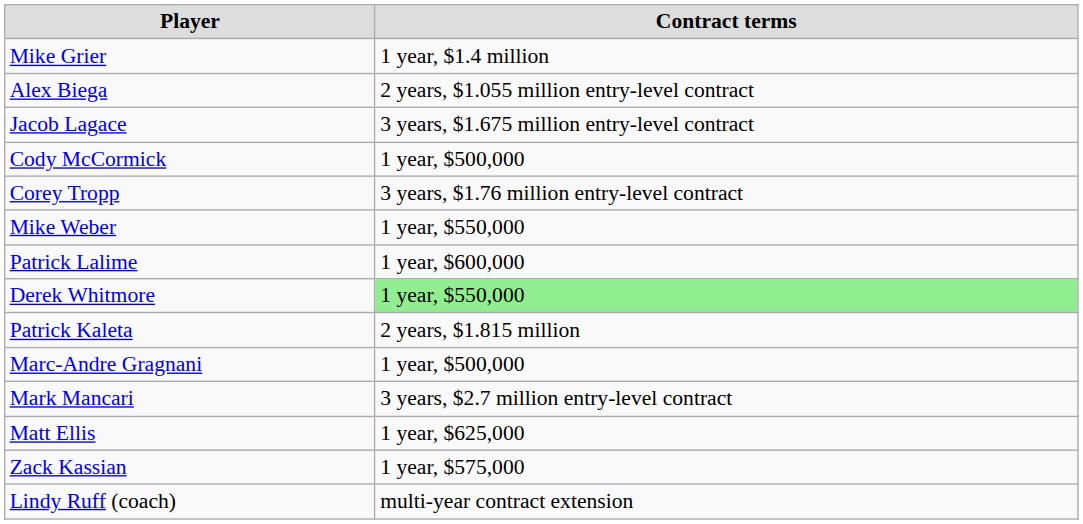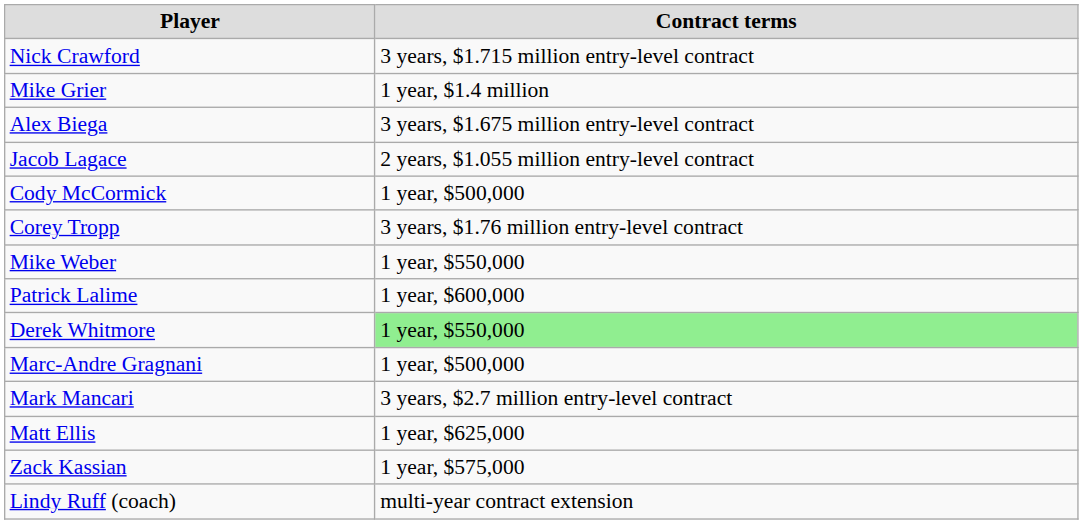+ row: (75, 55)
(567, 90) 2 years, $1.055 million entry-level contract -> (567, 124) 3 years, $1.675 million entry-level contract
(567, 124) 3 years, $1.675 million entry-level contract -> (567, 158) 2 years, $1.055 million entry-level contract
- row: (71, 329)
